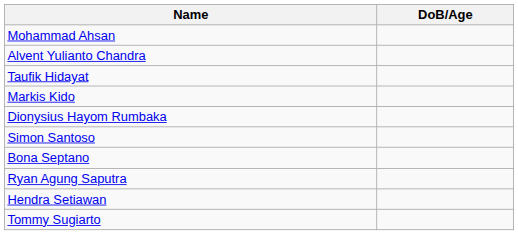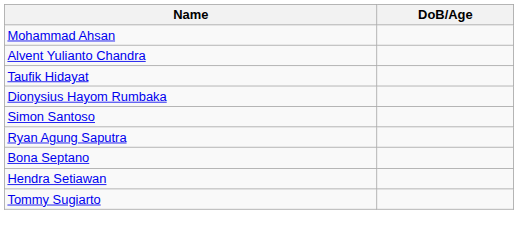- row: (41, 97)
rows swapped: (67, 178) <-> (48, 158)
